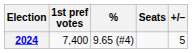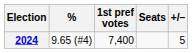columns swapped: (70, 18) <-> (113, 18)
